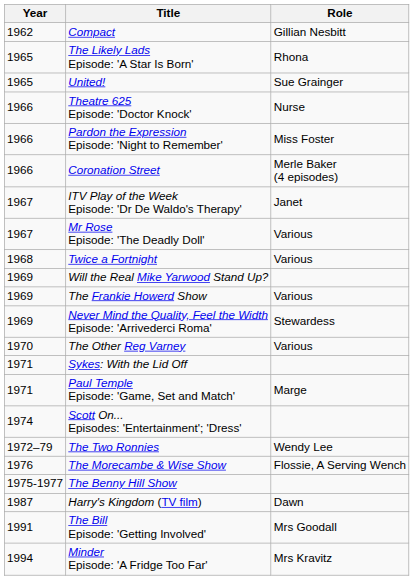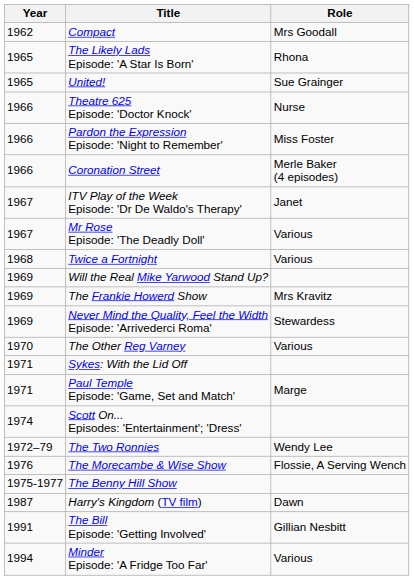(310, 32) Gillian Nesbitt -> (305, 32) Mrs Goodall
(293, 296) Various -> (303, 296) Mrs Kravitz
(305, 527) Mrs Goodall -> (310, 527) Gillian Nesbitt
(303, 559) Mrs Kravitz -> (293, 559) Various
